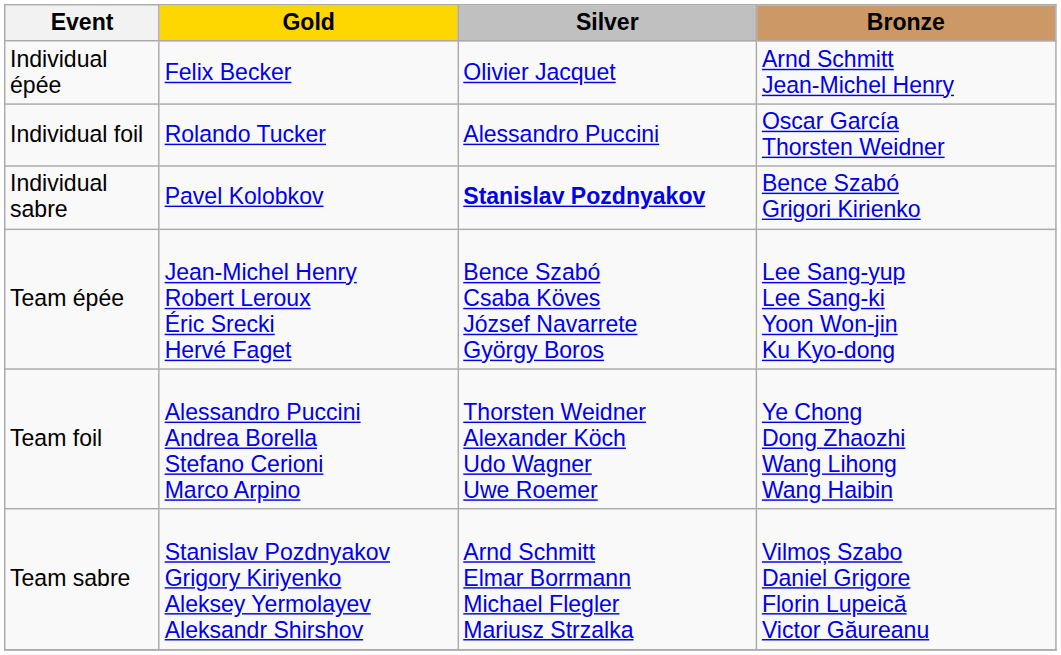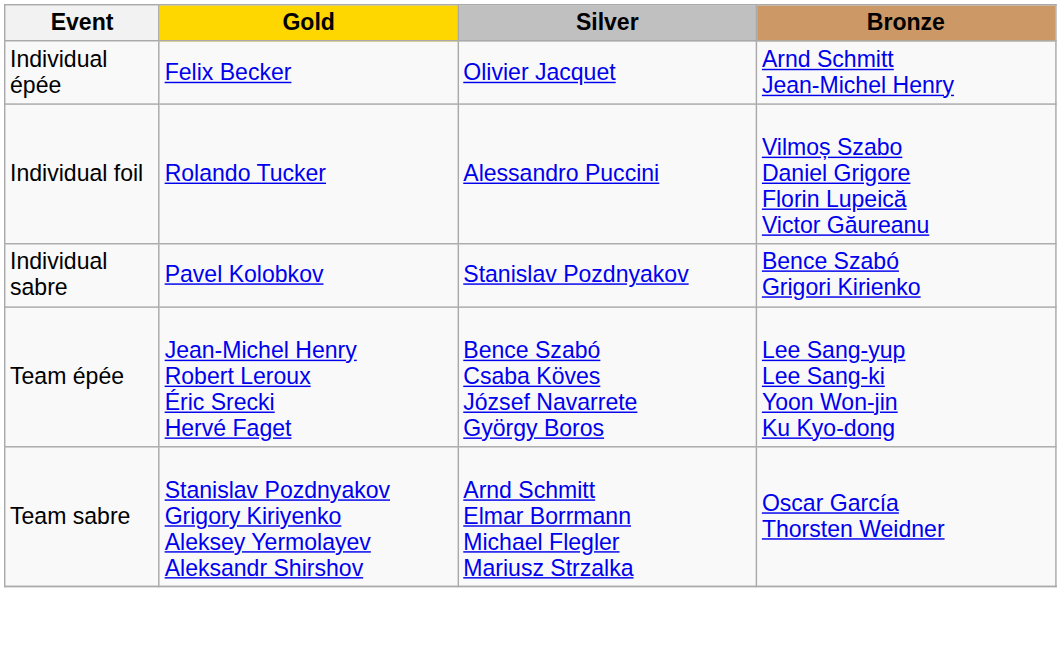(853, 134) Oscar García Thorsten Weidner -> (846, 186) Vilmoș Szabo Daniel Grigore Florin Lupeică Victor Găureanu
(584, 197) bold -> (576, 274) normal
- row: (56, 438)
(846, 591) Vilmoș Szabo Daniel Grigore Florin Lupeică Victor Găureanu -> (853, 516) Oscar García Thorsten Weidner
